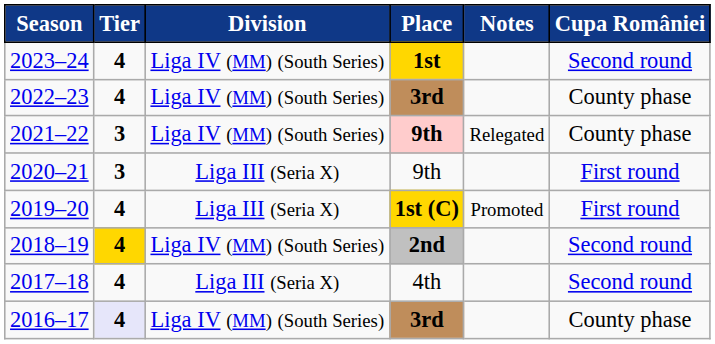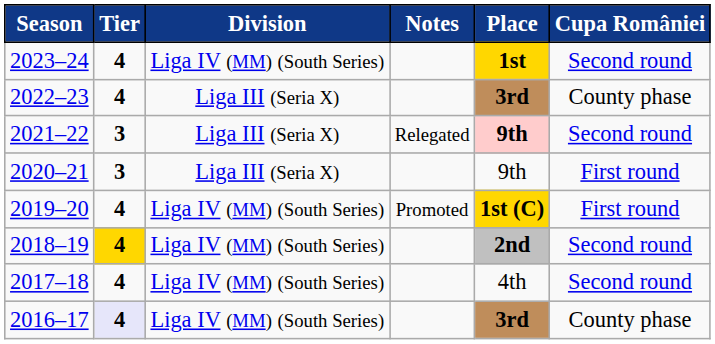columns swapped: (427, 23) <-> (507, 23)
(267, 97) Liga IV (MM) (South Series) -> (267, 97) Liga III (Seria X)
(267, 134) Liga IV (MM) (South Series) -> (267, 134) Liga III (Seria X)
(630, 134) County phase -> (630, 134) Second round
(267, 208) Liga III (Seria X) -> (267, 208) Liga IV (MM) (South Series)
(267, 282) Liga III (Seria X) -> (267, 282) Liga IV (MM) (South Series)
